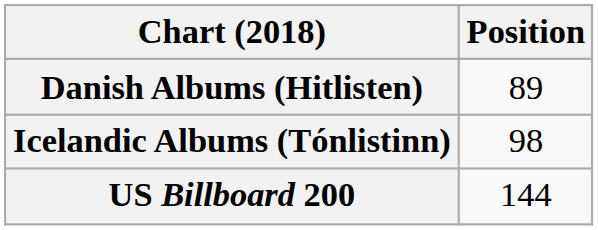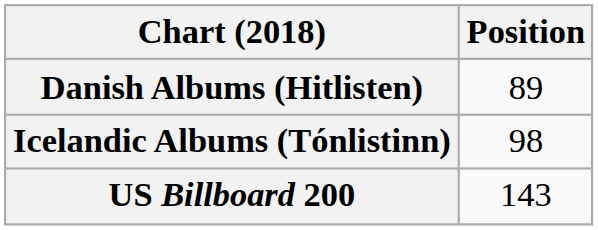(526, 195) 144 -> (526, 195) 143
